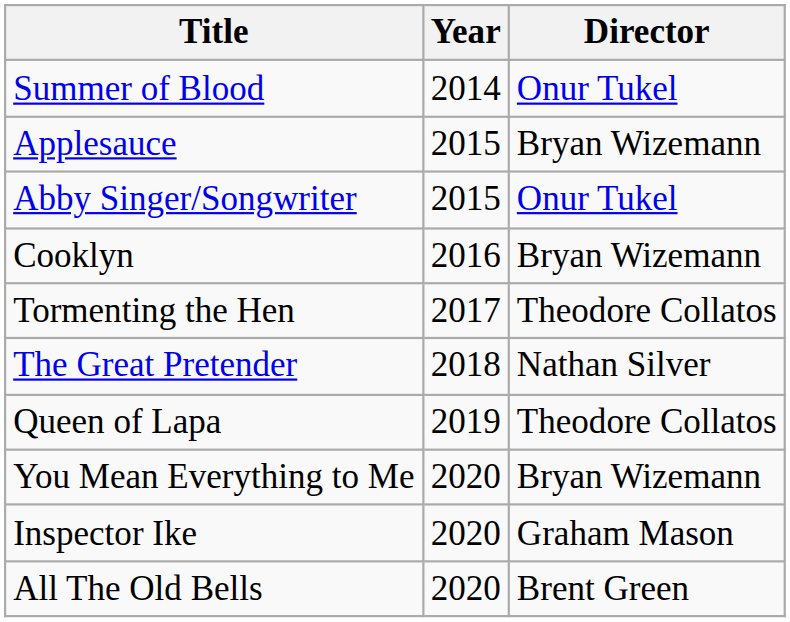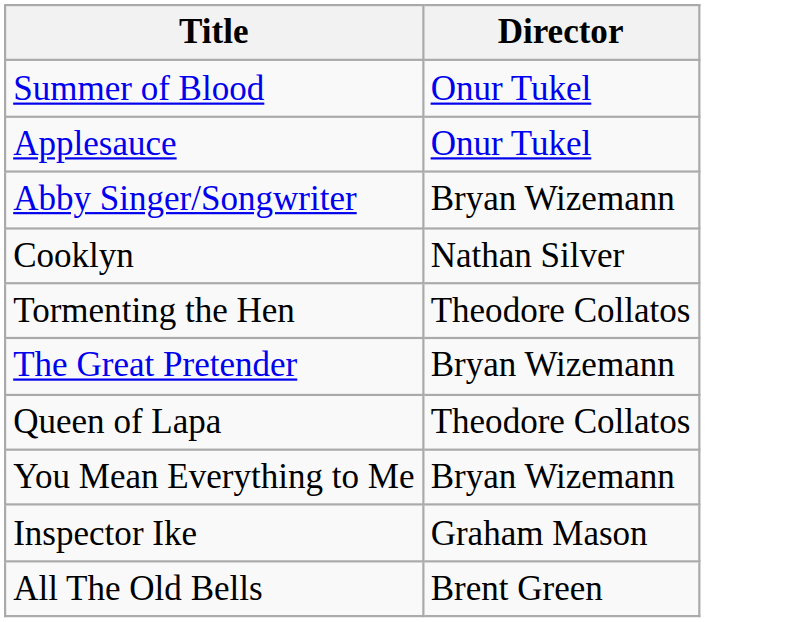- column: (466, 32)
(639, 143) Bryan Wizemann -> (511, 143) Onur Tukel
(597, 198) Onur Tukel -> (553, 198) Bryan Wizemann
(639, 254) Bryan Wizemann -> (527, 254) Nathan Silver
(614, 365) Nathan Silver -> (553, 365) Bryan Wizemann
